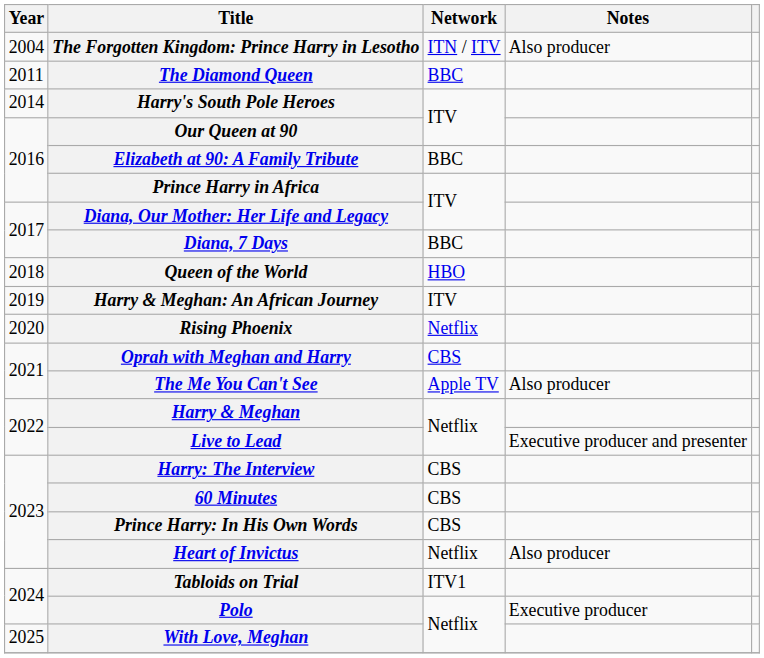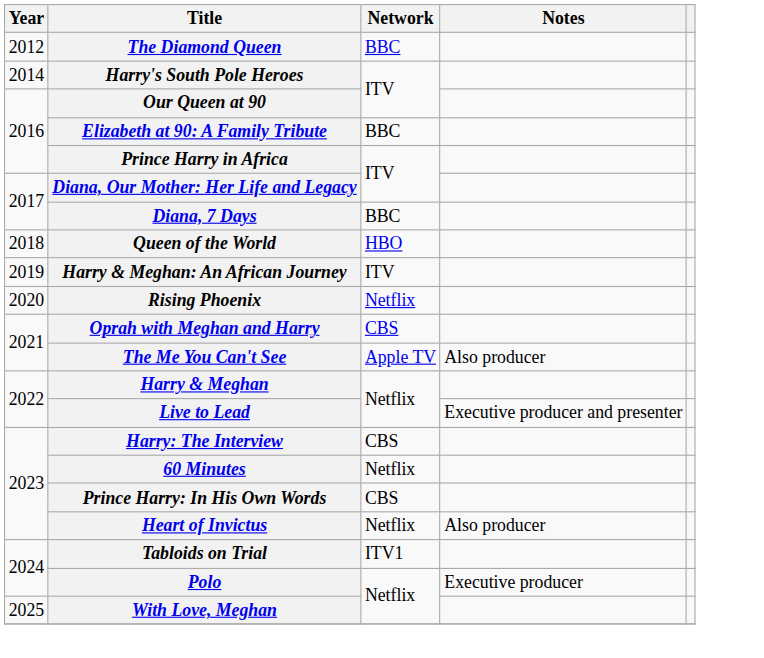- row: (236, 46)
(26, 74) 2011 -> (26, 46) 2012
(444, 497) CBS -> (390, 469) Netflix
